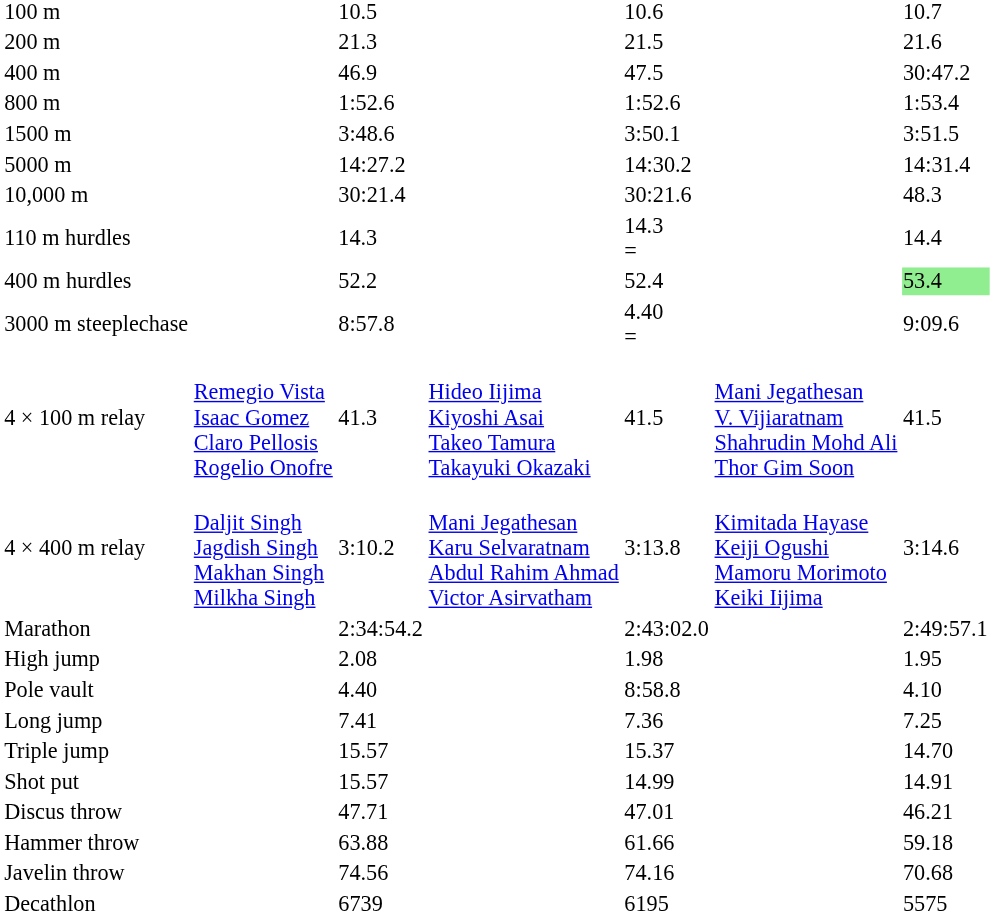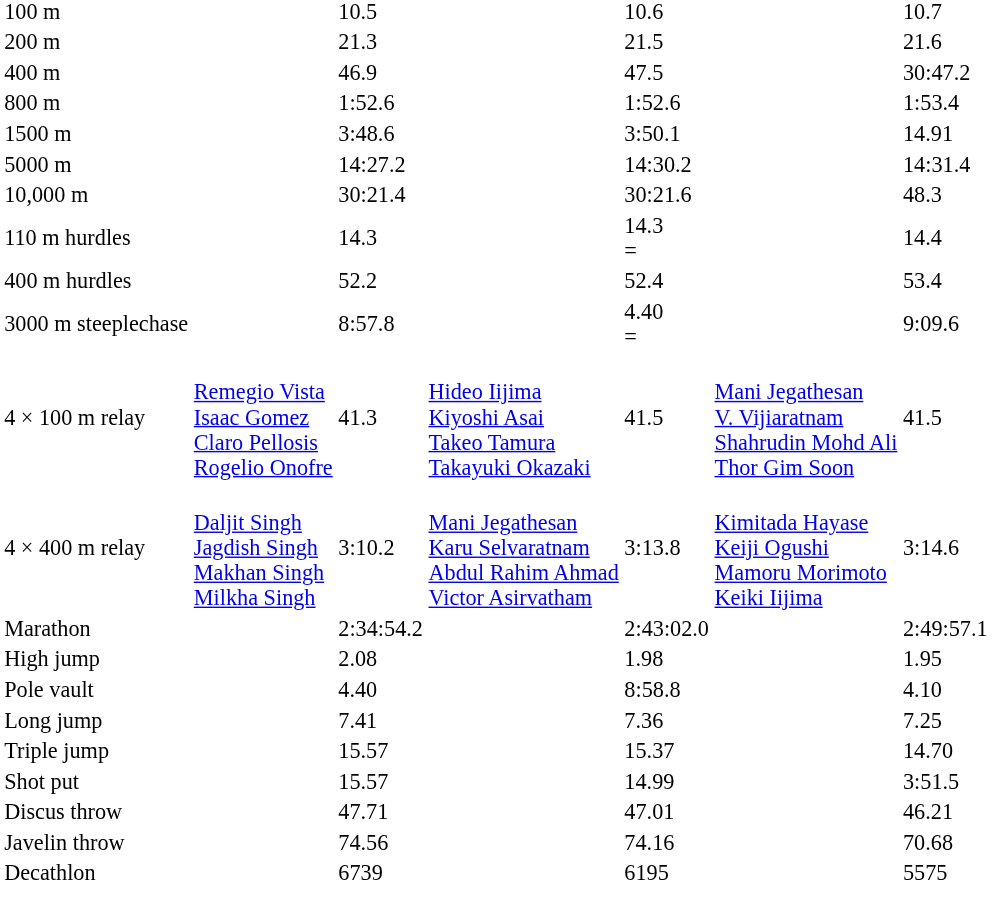(931, 133) 3:51.5 -> (928, 133) 14.91
(922, 281) lightgreen background -> (922, 281) no background
(928, 781) 14.91 -> (931, 781) 3:51.5
- row: (72, 842)
